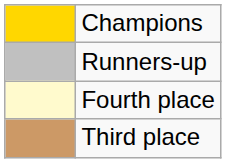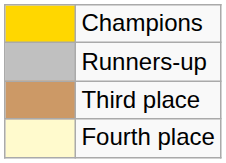rows swapped: (141, 137) <-> (148, 99)
